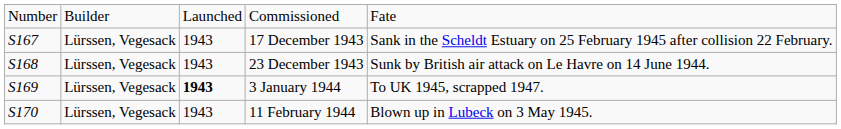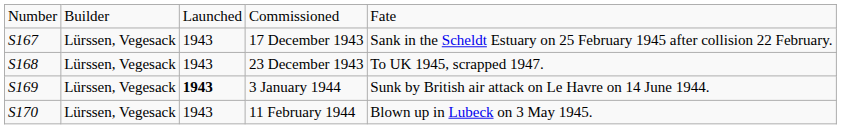(540, 64) Sunk by British air attack on Le Havre on 14 June 1944. -> (457, 64) To UK 1945, scrapped 1947.
(457, 87) To UK 1945, scrapped 1947. -> (540, 87) Sunk by British air attack on Le Havre on 14 June 1944.
